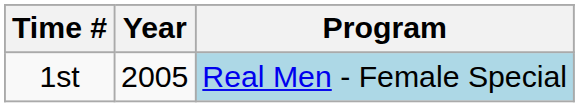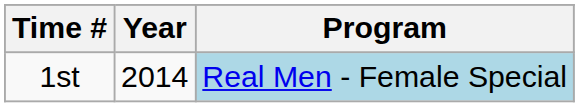(155, 76) 2005 -> (155, 76) 2014
